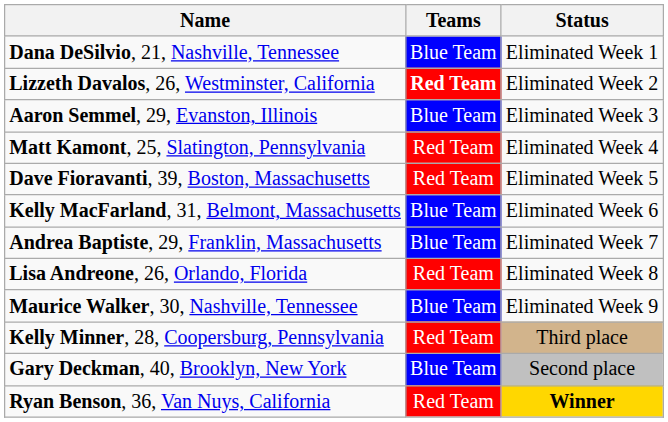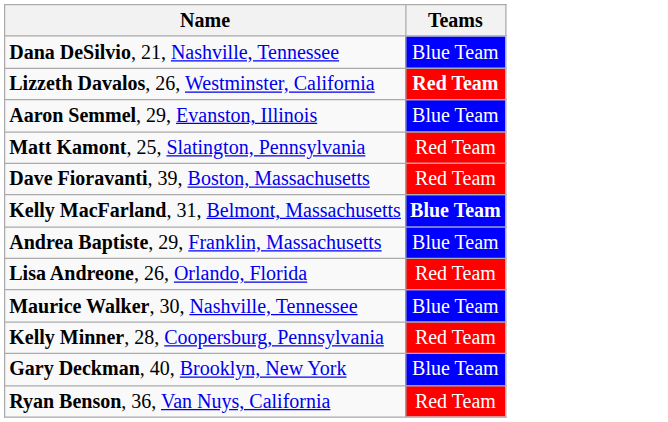- column: (582, 20)
(453, 210) normal -> (455, 210) bold
